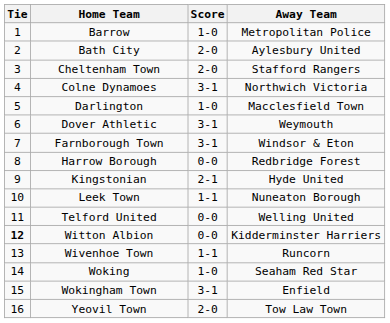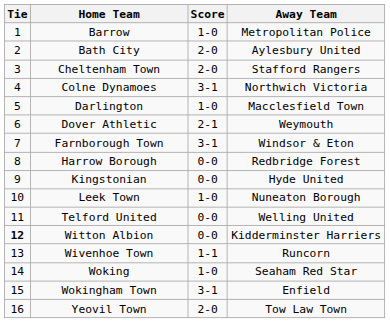(208, 124) 3-1 -> (208, 124) 2-1
(208, 180) 2-1 -> (208, 180) 0-0
(208, 198) 1-1 -> (208, 198) 1-0
